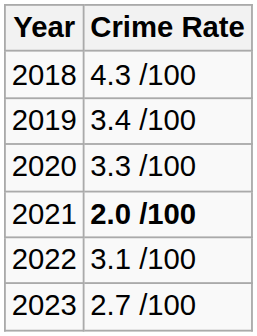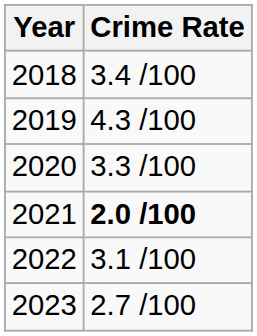(143, 74) 4.3 /100 -> (143, 74) 3.4 /100
(143, 120) 3.4 /100 -> (143, 120) 4.3 /100
